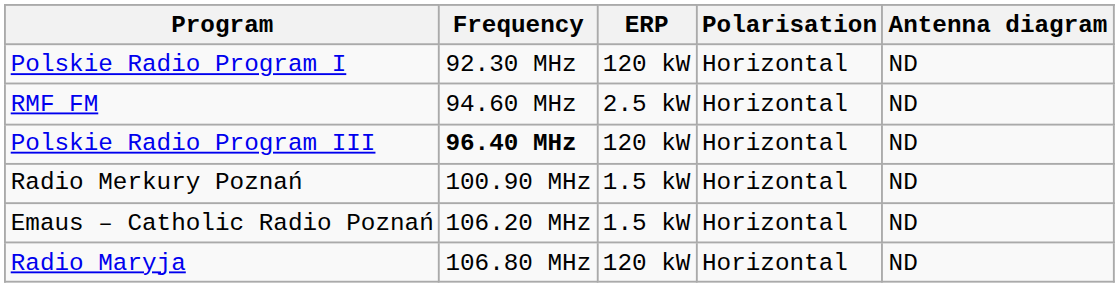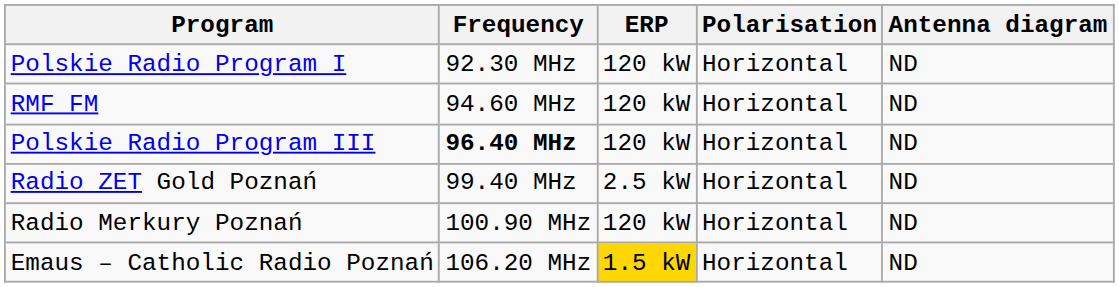(647, 104) 2.5 kW -> (647, 104) 120 kW
+ row: (164, 183)
(647, 183) 1.5 kW -> (647, 223) 120 kW
(647, 223) no background -> (647, 262) gold background
- row: (98, 262)
